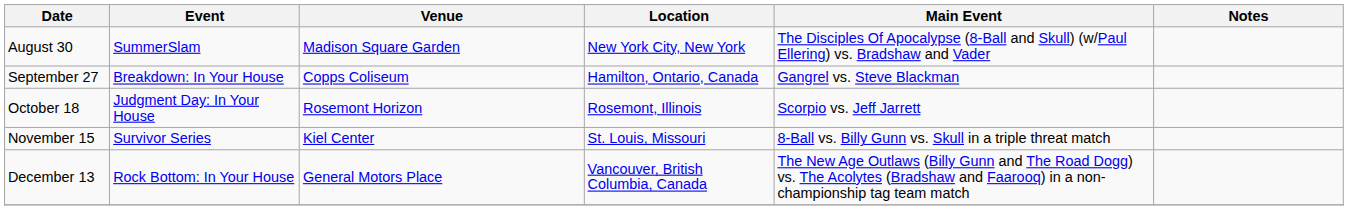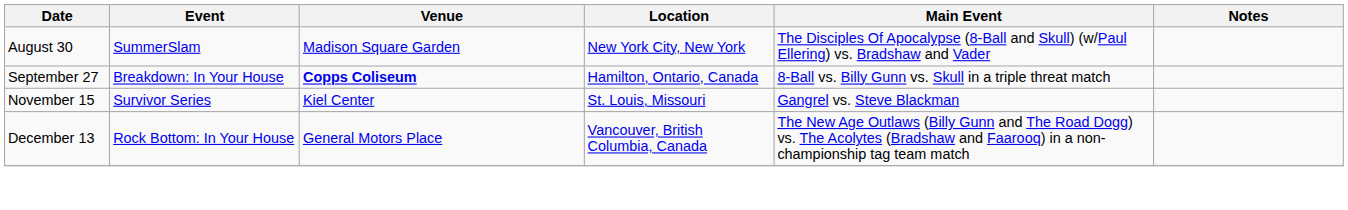(356, 77) normal -> (360, 77) bold
(868, 77) Gangrel vs. Steve Blackman -> (944, 77) 8-Ball vs. Billy Gunn vs. Skull in a triple threat match
- row: (44, 108)
(944, 138) 8-Ball vs. Billy Gunn vs. Skull in a triple threat match -> (868, 100) Gangrel vs. Steve Blackman
